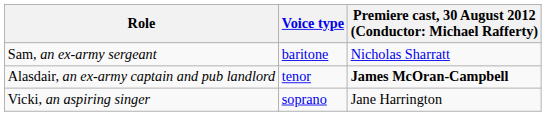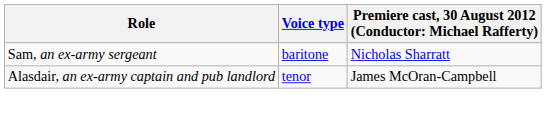(430, 76) bold -> (424, 76) normal
- row: (79, 99)
